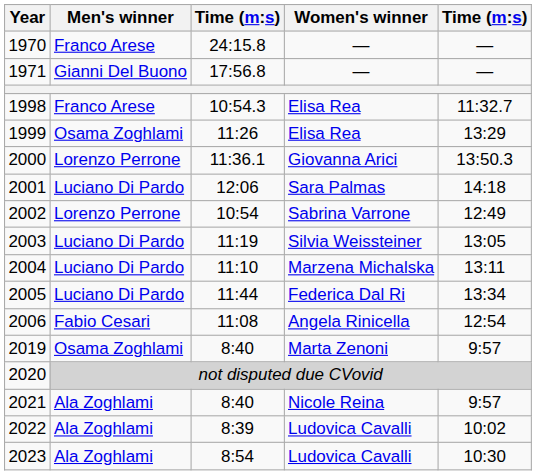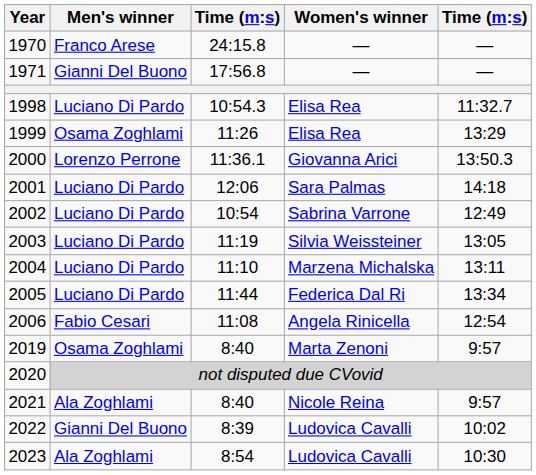(104, 106) Franco Arese -> (119, 106) Luciano Di Pardo
(117, 214) Lorenzo Perrone -> (119, 214) Luciano Di Pardo
(103, 429) Ala Zoghlami -> (120, 429) Gianni Del Buono
